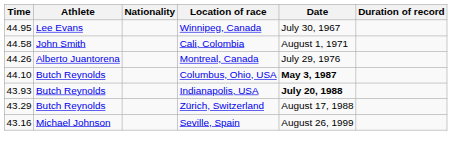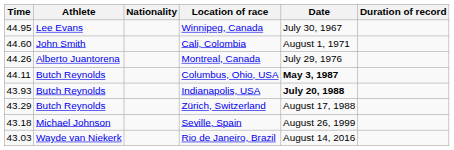(19, 43) 44.58 -> (19, 43) 44.60
(19, 75) 44.10 -> (19, 75) 44.11
(19, 122) 43.16 -> (19, 122) 43.18
+ row: (229, 138)
